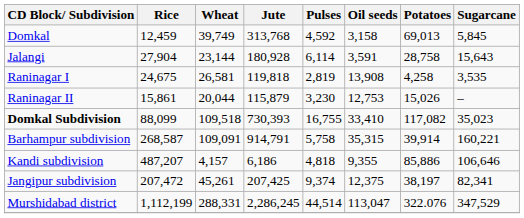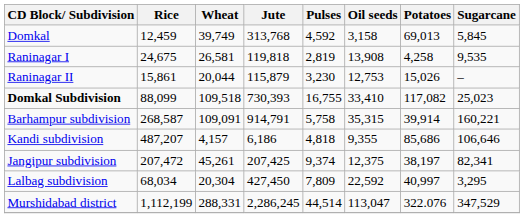- row: (26, 56)
(472, 77) 3,535 -> (472, 56) 9,535
(475, 118) 35,023 -> (475, 98) 25,023
(422, 160) 85,886 -> (422, 139) 85,686
+ row: (58, 181)
